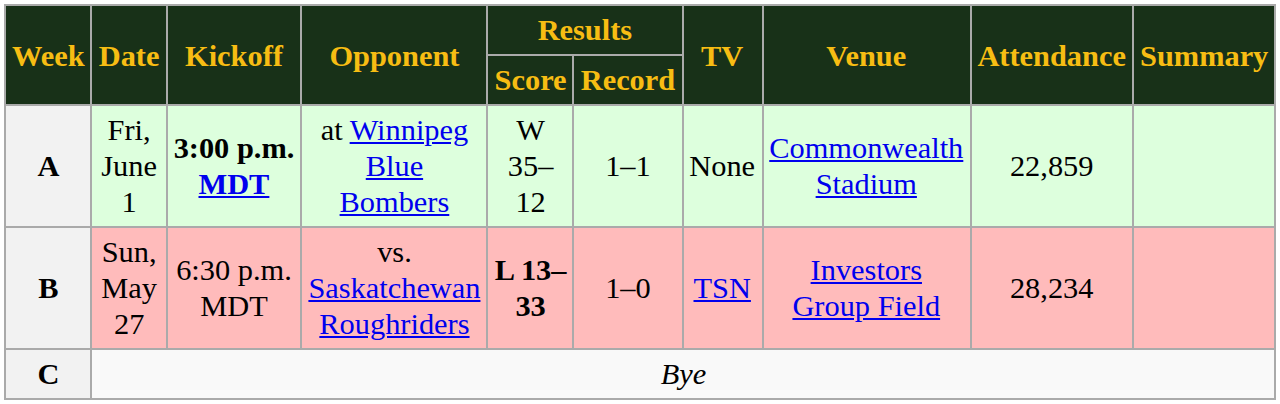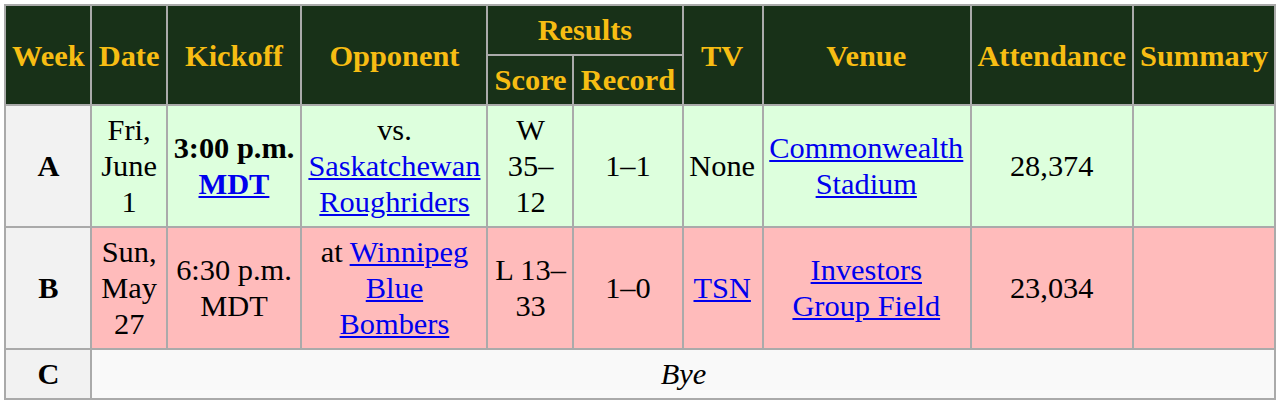(394, 166) at Winnipeg Blue Bombers -> (394, 166) vs. Saskatchewan Roughriders
(1052, 166) 22,859 -> (1052, 166) 28,374
(394, 288) vs. Saskatchewan Roughriders -> (394, 288) at Winnipeg Blue Bombers
(531, 288) bold -> (531, 288) normal
(1052, 288) 28,234 -> (1052, 288) 23,034
